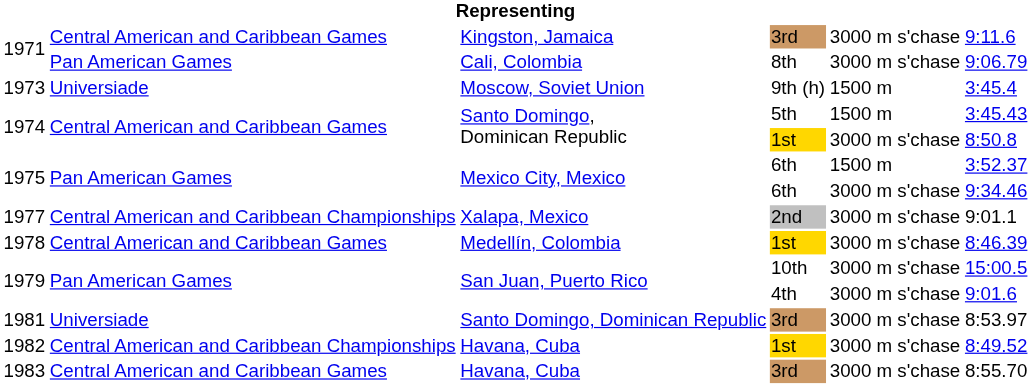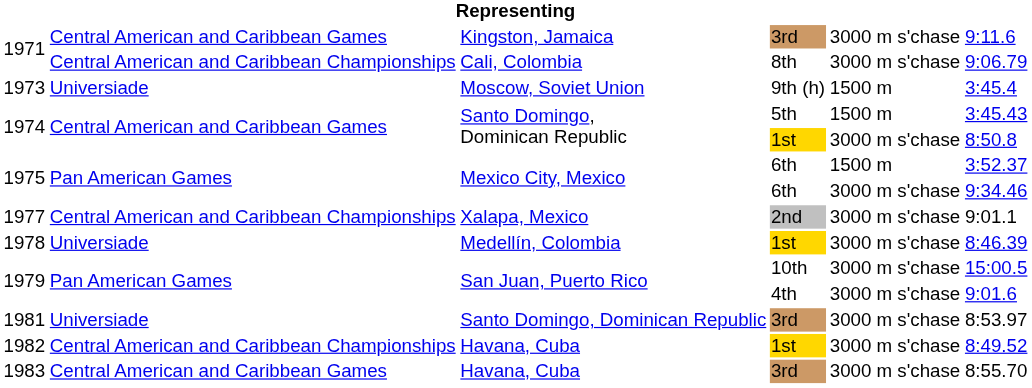(141, 62) Pan American Games -> (253, 62) Central American and Caribbean Championships
(218, 242) Central American and Caribbean Games -> (99, 242) Universiade
